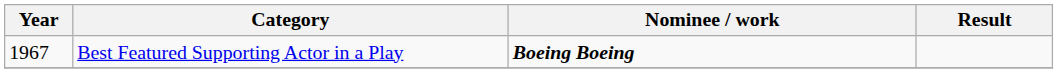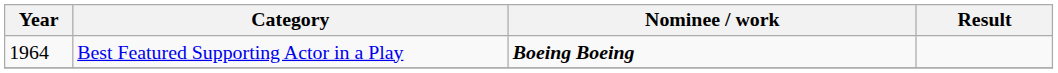(29, 51) 1967 -> (29, 51) 1964
